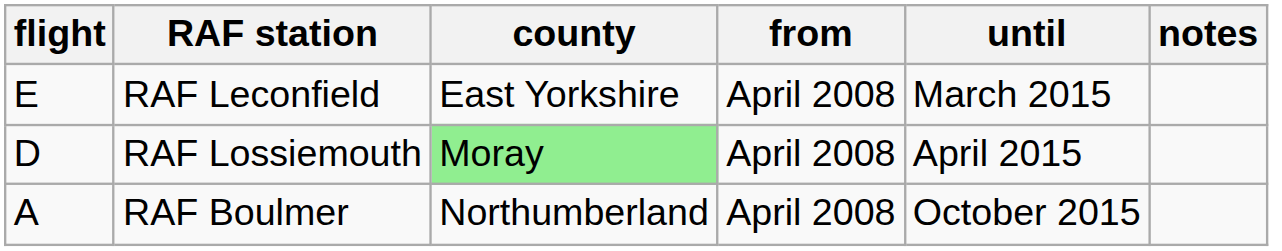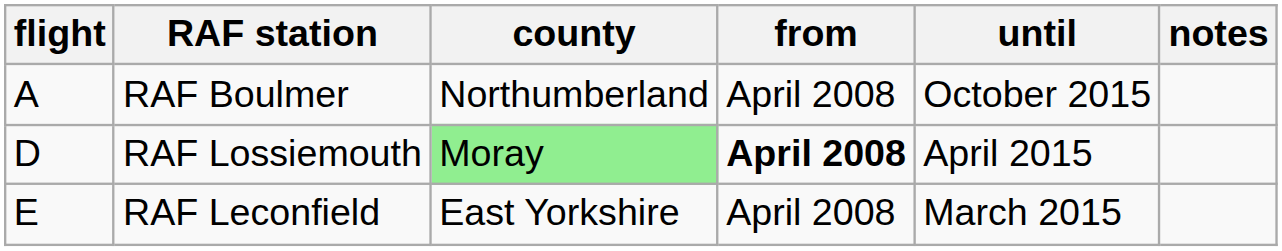rows swapped: (236, 213) <-> (252, 93)
(811, 153) normal -> (816, 153) bold
